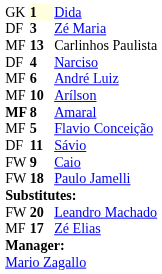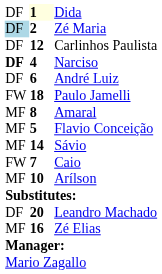(15, 12) GK -> (14, 12) DF
(14, 28) no background -> (14, 28) lightblue background
(33, 28) 3 -> (33, 28) 2
(15, 45) MF -> (14, 45) DF
(37, 45) 13 -> (37, 45) 12
(14, 62) normal -> (15, 62) bold
(15, 78) MF -> (14, 78) DF
rows swapped: (75, 95) <-> (92, 178)
(16, 112) bold -> (15, 112) normal
(14, 145) DF -> (15, 145) MF
(36, 145) 11 -> (37, 145) 14
(33, 162) 9 -> (33, 162) 7
(16, 212) FW -> (14, 212) DF
(37, 228) 17 -> (37, 228) 16
